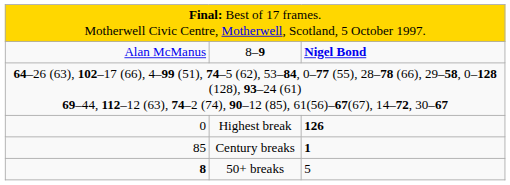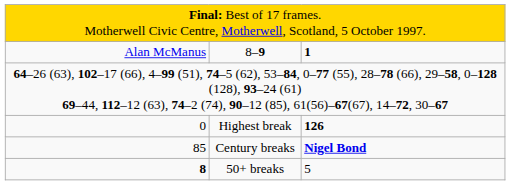(335, 52) Nigel Bond -> (307, 52) 1
(307, 148) 1 -> (335, 148) Nigel Bond
